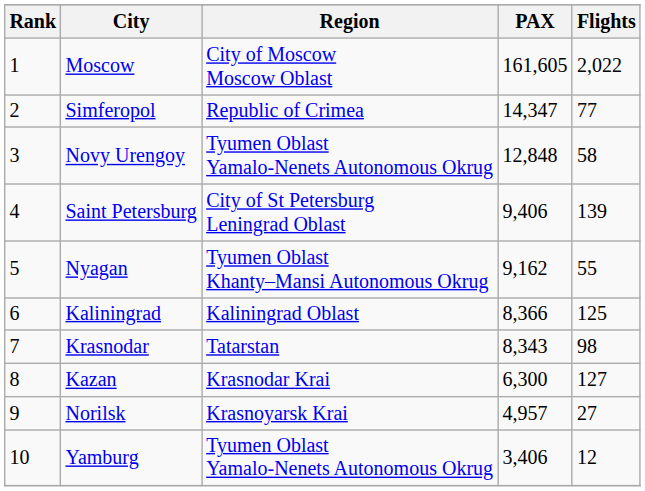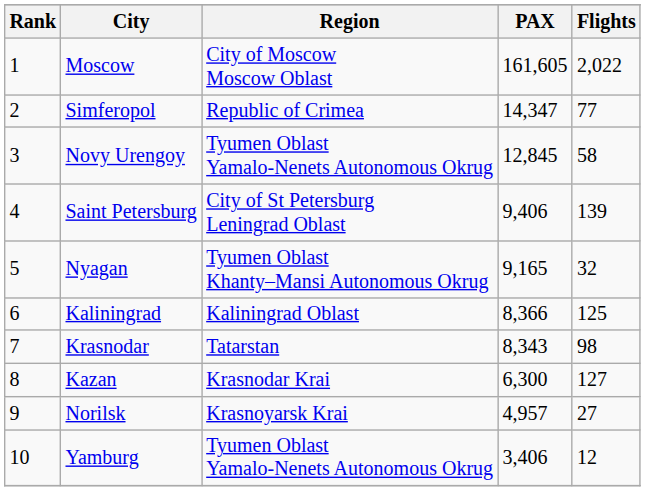(530, 155) 12,848 -> (530, 155) 12,845
(525, 269) 9,162 -> (525, 269) 9,165
(587, 269) 55 -> (587, 269) 32
